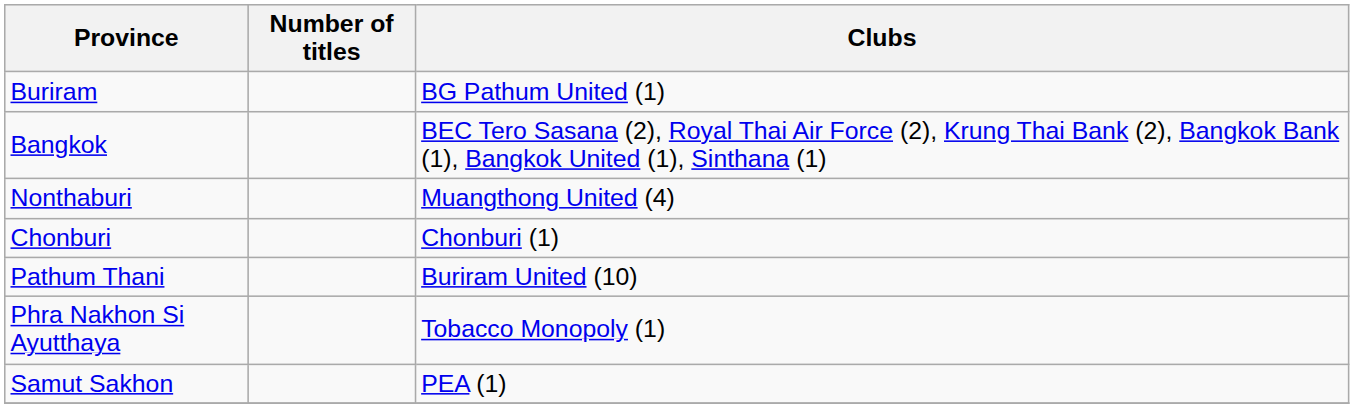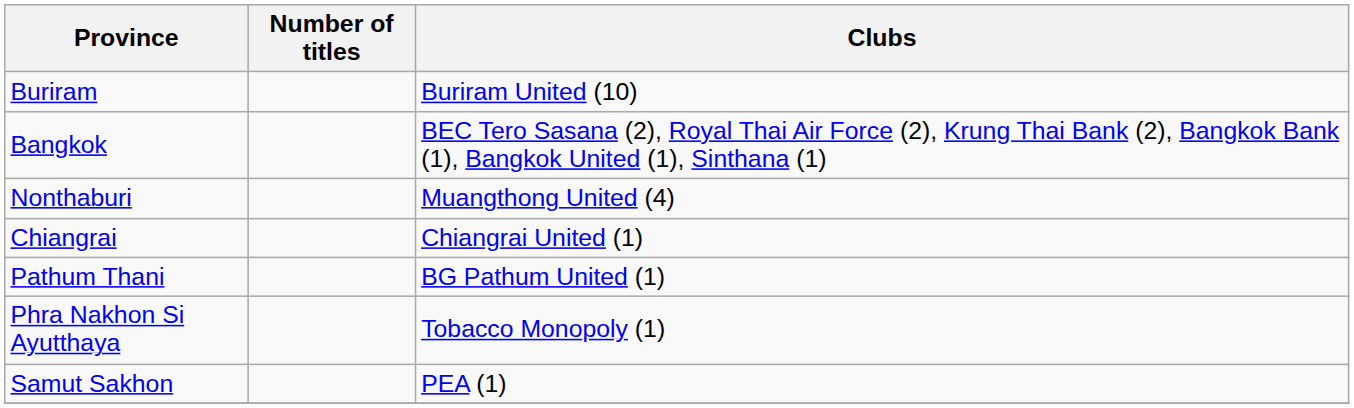(543, 91) BG Pathum United (1) -> (529, 91) Buriram United (10)
- row: (61, 237)
+ row: (64, 237)
(529, 276) Buriram United (10) -> (543, 276) BG Pathum United (1)
